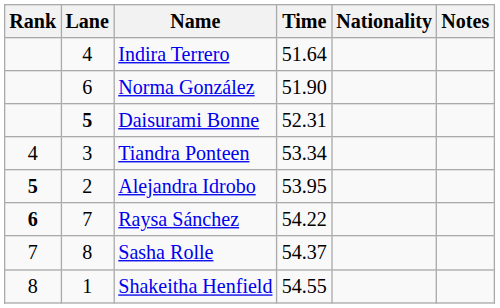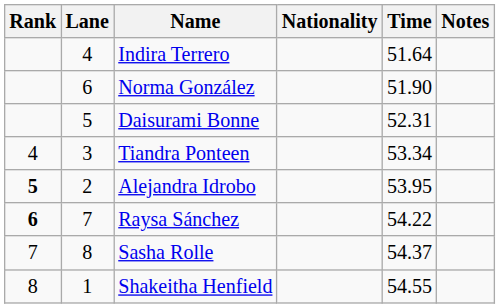columns swapped: (384, 21) <-> (304, 21)
(87, 120) bold -> (87, 120) normal
